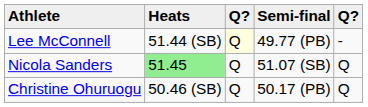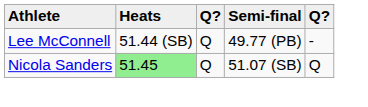(235, 41) lightyellow background -> (206, 41) no background
- row: (75, 89)
